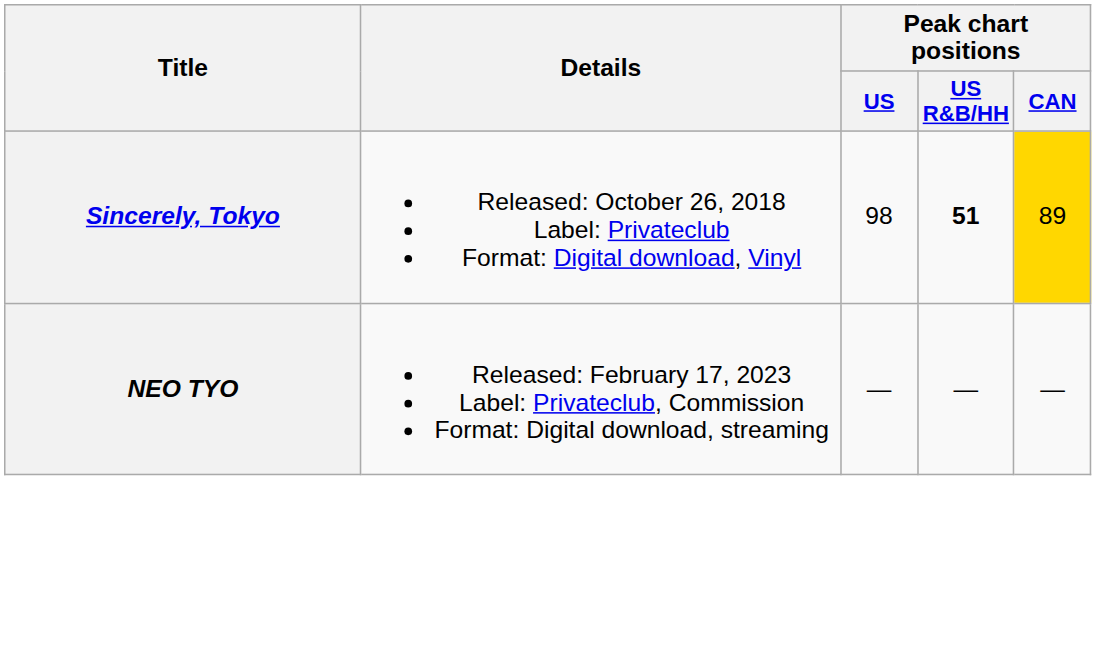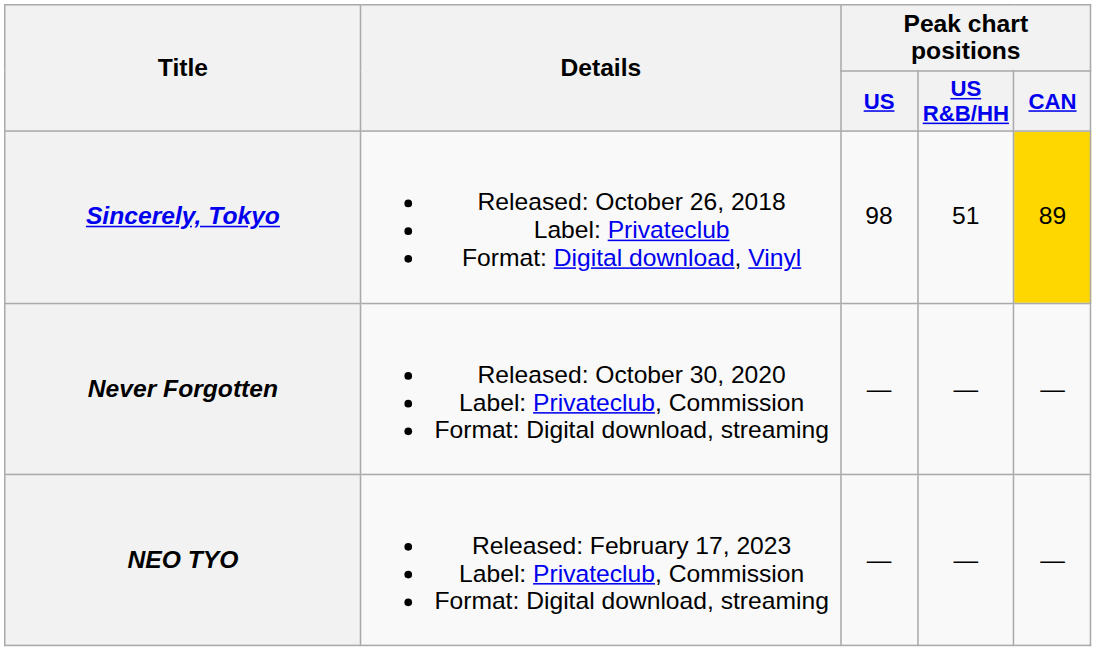(966, 216) bold -> (966, 216) normal
+ row: (183, 388)
